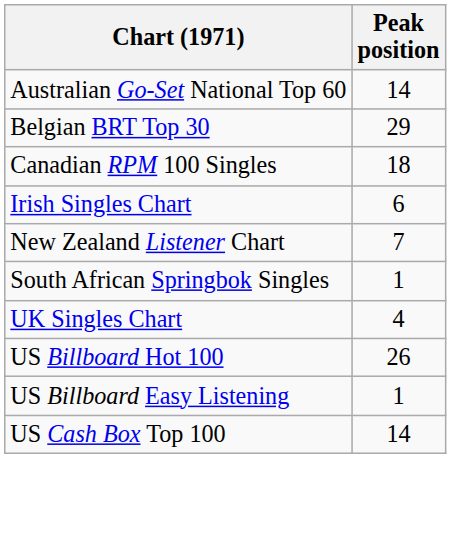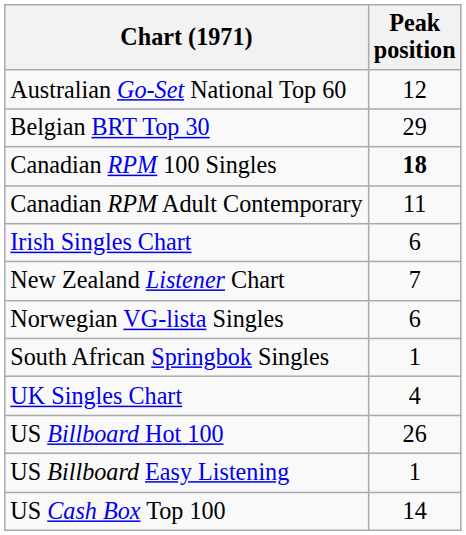(398, 89) 14 -> (415, 89) 12
(398, 165) normal -> (415, 165) bold
+ row: (186, 204)
+ row: (147, 319)
